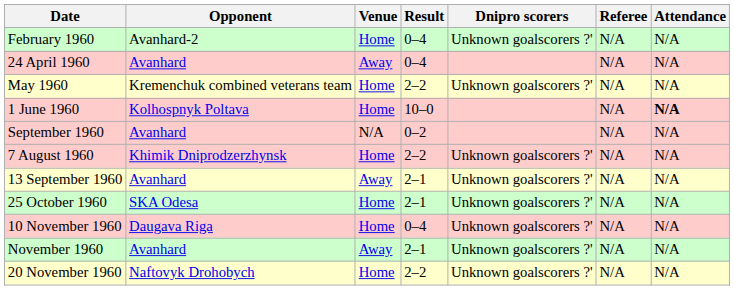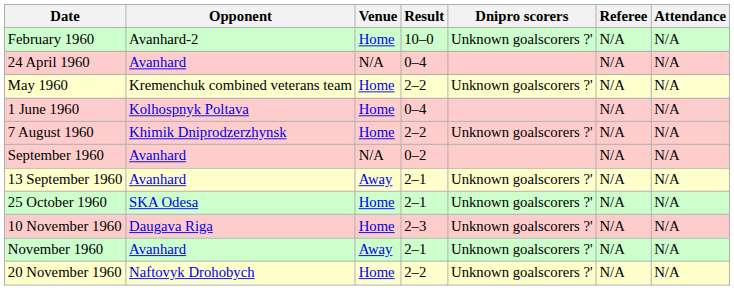(415, 39) 0–4 -> (419, 39) 10–0
(376, 62) Away -> (371, 62) N/A
(419, 109) 10–0 -> (415, 109) 0–4
(667, 109) bold -> (667, 109) normal
rows swapped: (51, 156) <-> (56, 132)
(415, 226) 0–4 -> (415, 226) 2–3
